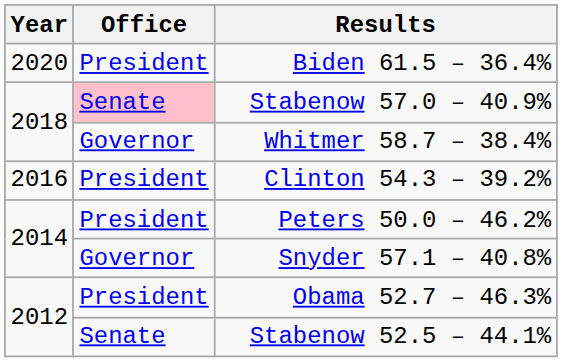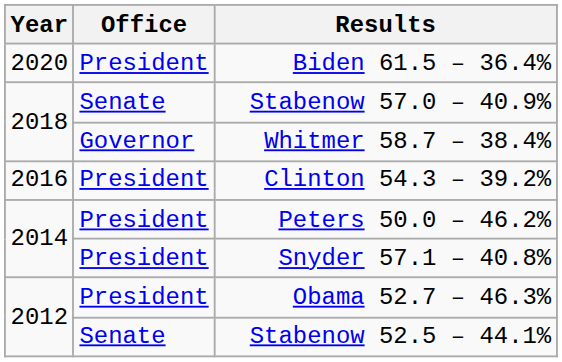(123, 102) pink background -> (123, 102) no background
(137, 258) Governor -> (144, 258) President
